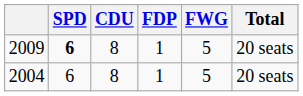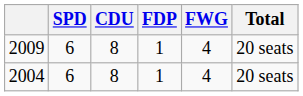(70, 48) bold -> (70, 48) normal
(207, 48) 5 -> (207, 48) 4
(207, 76) 5 -> (207, 76) 4
